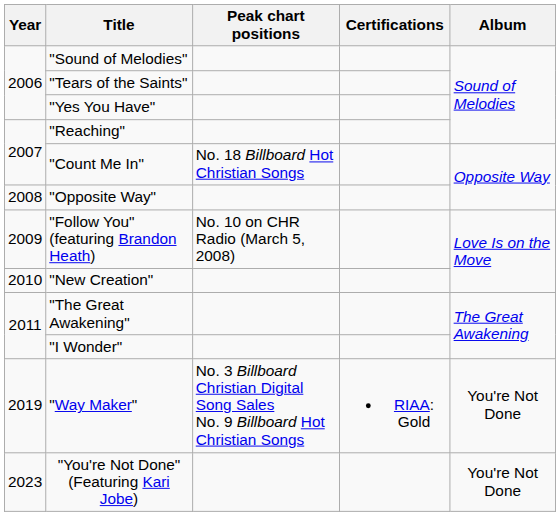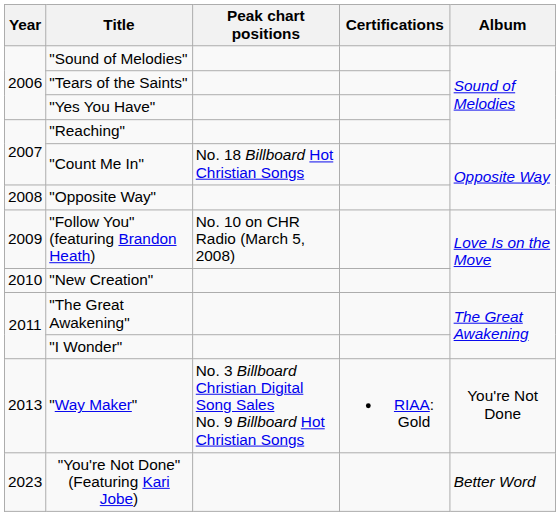(25, 405) 2019 -> (25, 405) 2013
(503, 481) You're Not Done -> (495, 481) Better Word
